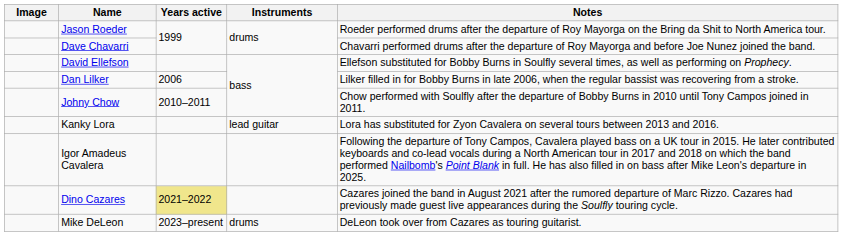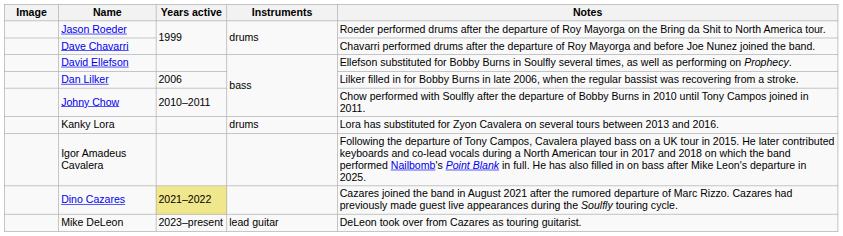(254, 125) lead guitar -> (244, 125) drums
(244, 223) drums -> (254, 223) lead guitar
